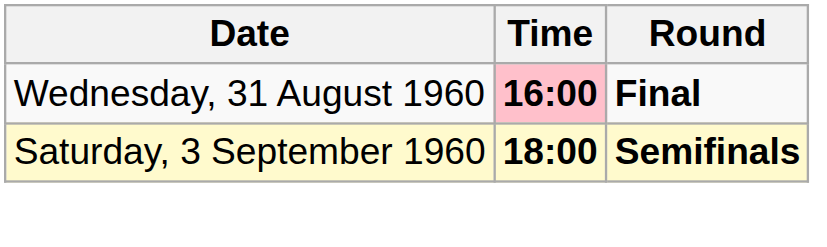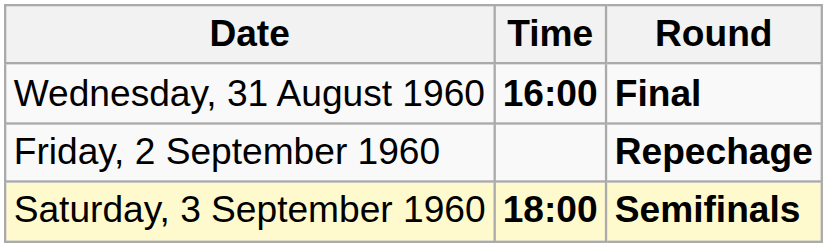(550, 92) pink background -> (550, 92) no background
+ row: (227, 151)
